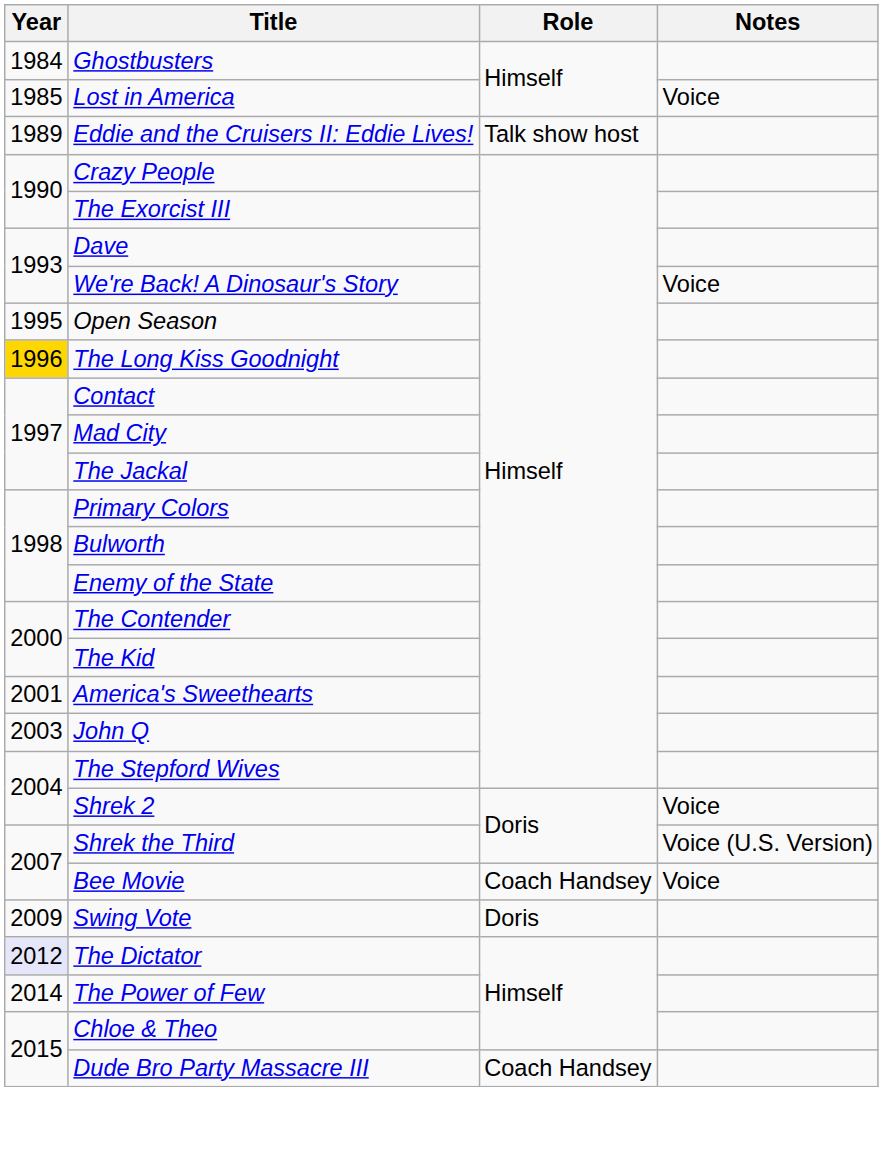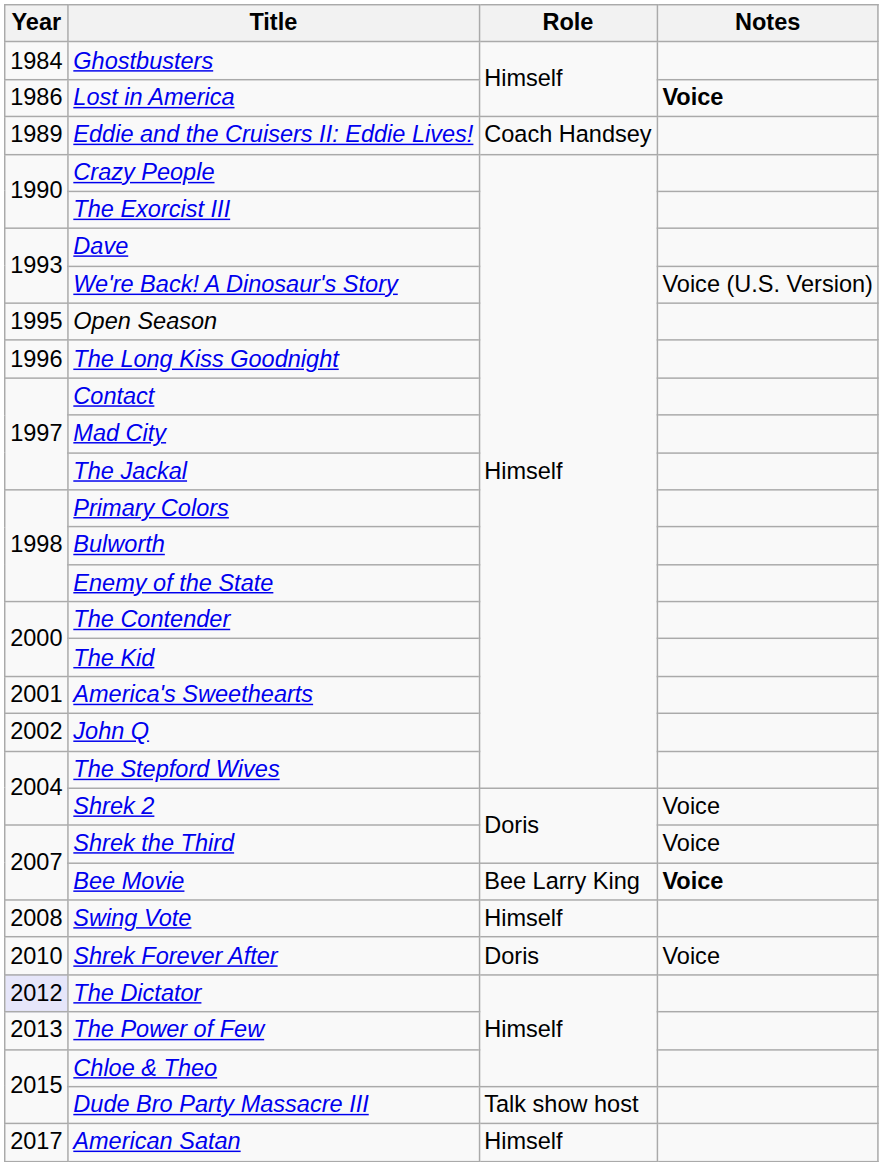(36, 97) 1985 -> (36, 97) 1986
(691, 97) normal -> (693, 97) bold
(561, 135) Talk show host -> (568, 135) Coach Handsey
(691, 284) Voice -> (768, 284) Voice (U.S. Version)
(36, 358) gold background -> (36, 358) no background
(36, 731) 2003 -> (36, 731) 2002
(768, 843) Voice (U.S. Version) -> (691, 843) Voice
(568, 881) Coach Handsey -> (562, 881) Bee Larry King
(691, 881) normal -> (693, 881) bold
(36, 918) 2009 -> (36, 918) 2008
(512, 918) Doris -> (523, 918) Himself
+ row: (175, 955)
(36, 992) 2014 -> (36, 1030) 2013
(568, 1067) Coach Handsey -> (561, 1104) Talk show host
+ row: (157, 1142)
